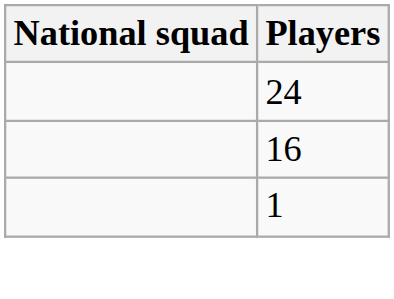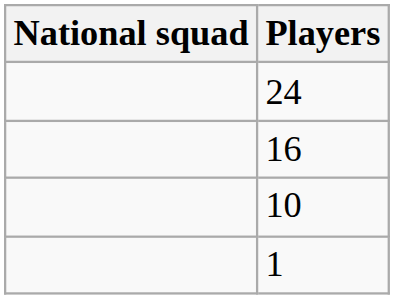+ row: (284, 206)
